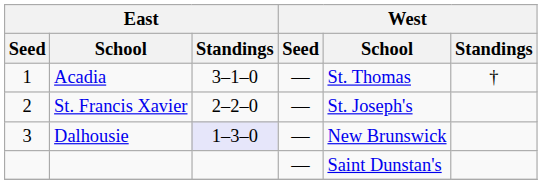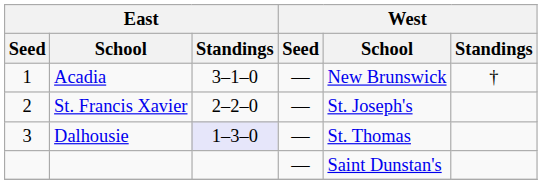(369, 77) St. Thomas -> (387, 77) New Brunswick
(387, 135) New Brunswick -> (369, 135) St. Thomas
